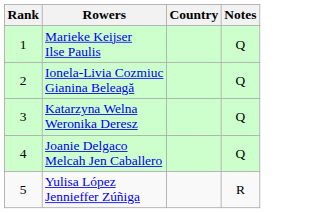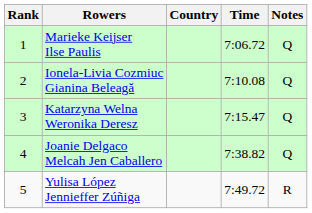+ column: (245, 15)
